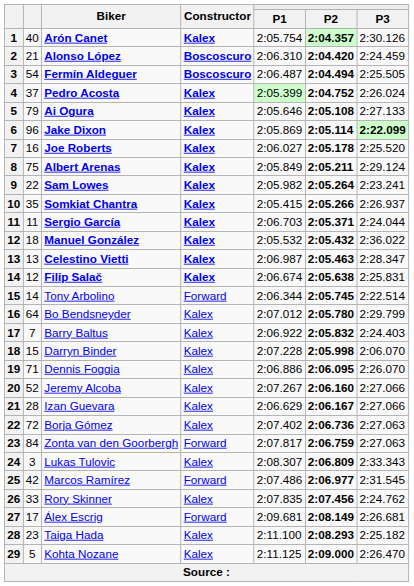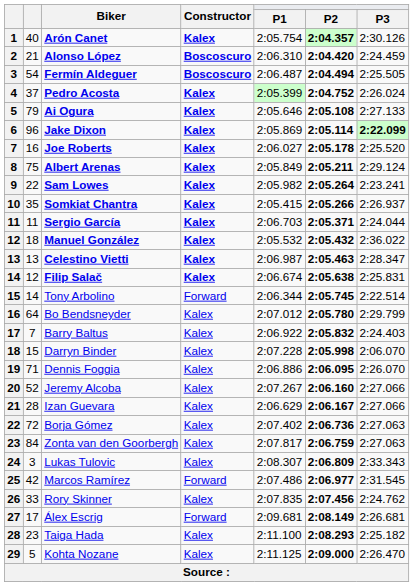(205, 443) Forward -> (198, 443) Kalex
